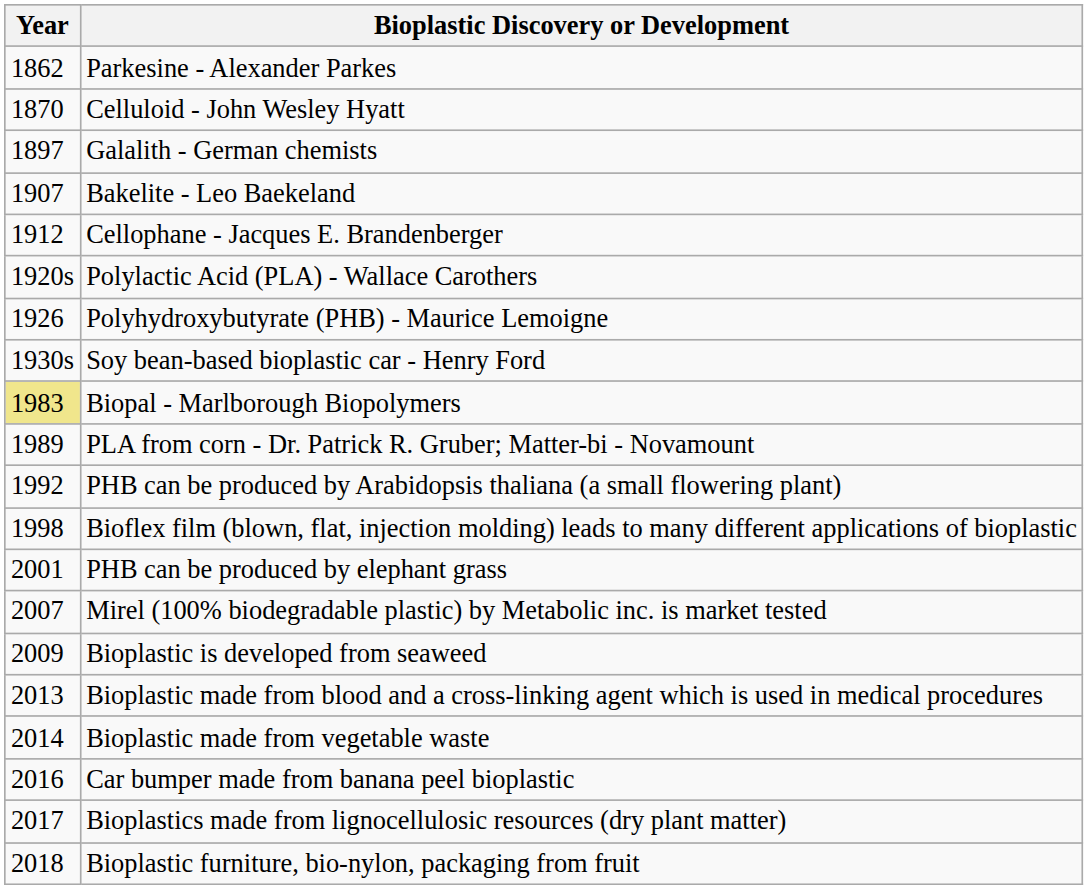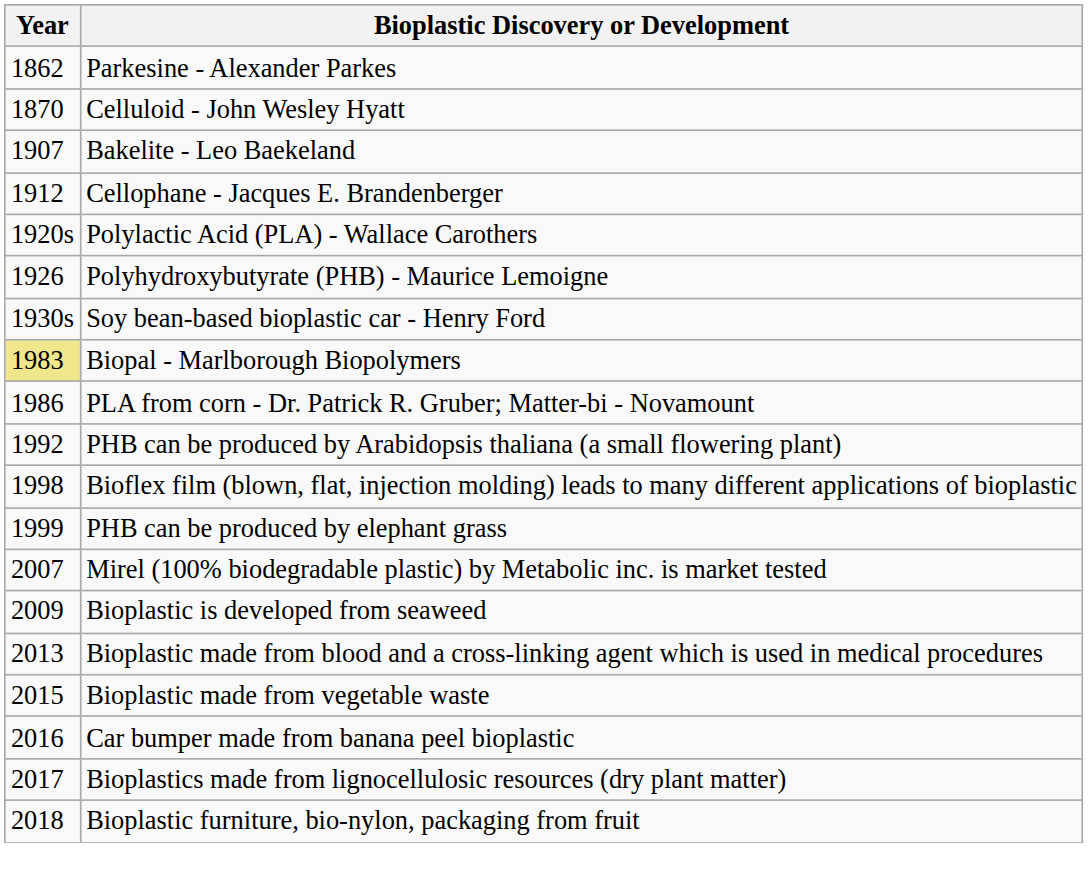- row: (232, 151)
(37, 444) 1989 -> (37, 402) 1986
(37, 569) 2001 -> (37, 527) 1999
(37, 737) 2014 -> (37, 695) 2015
